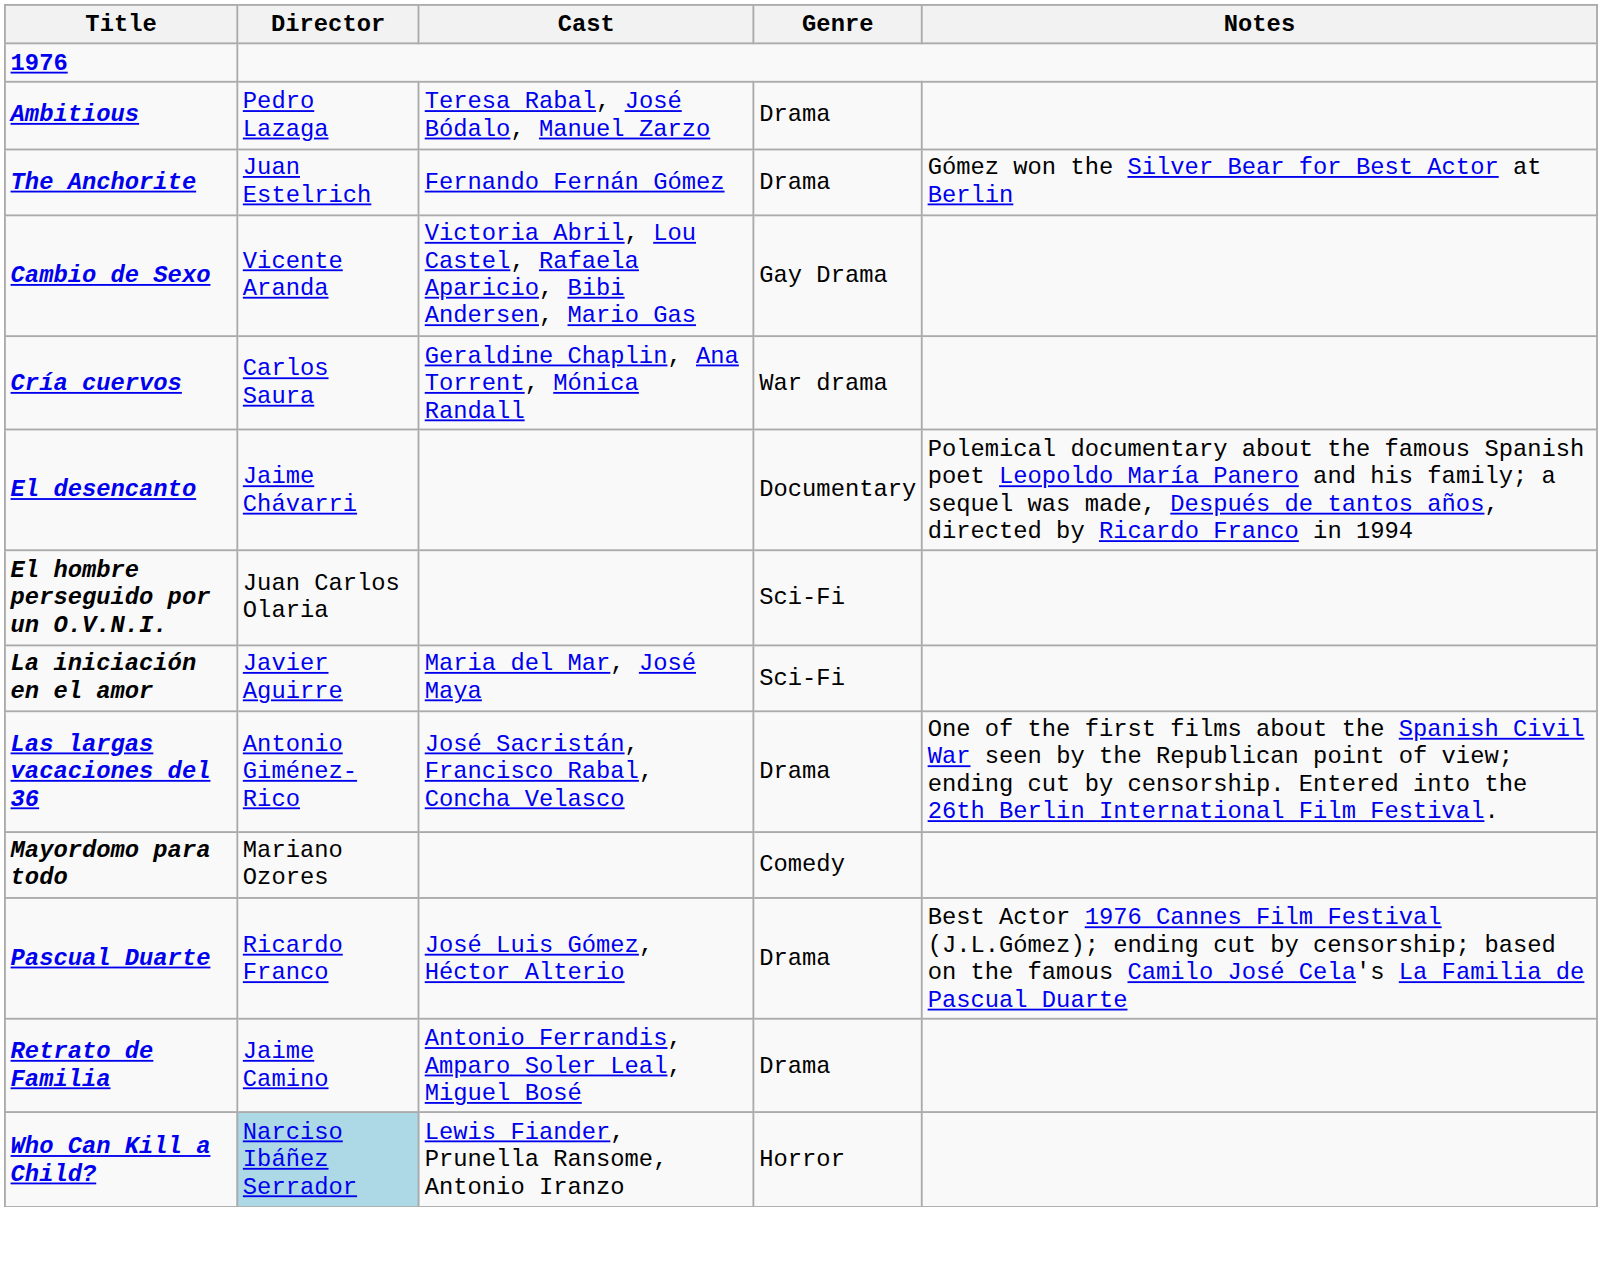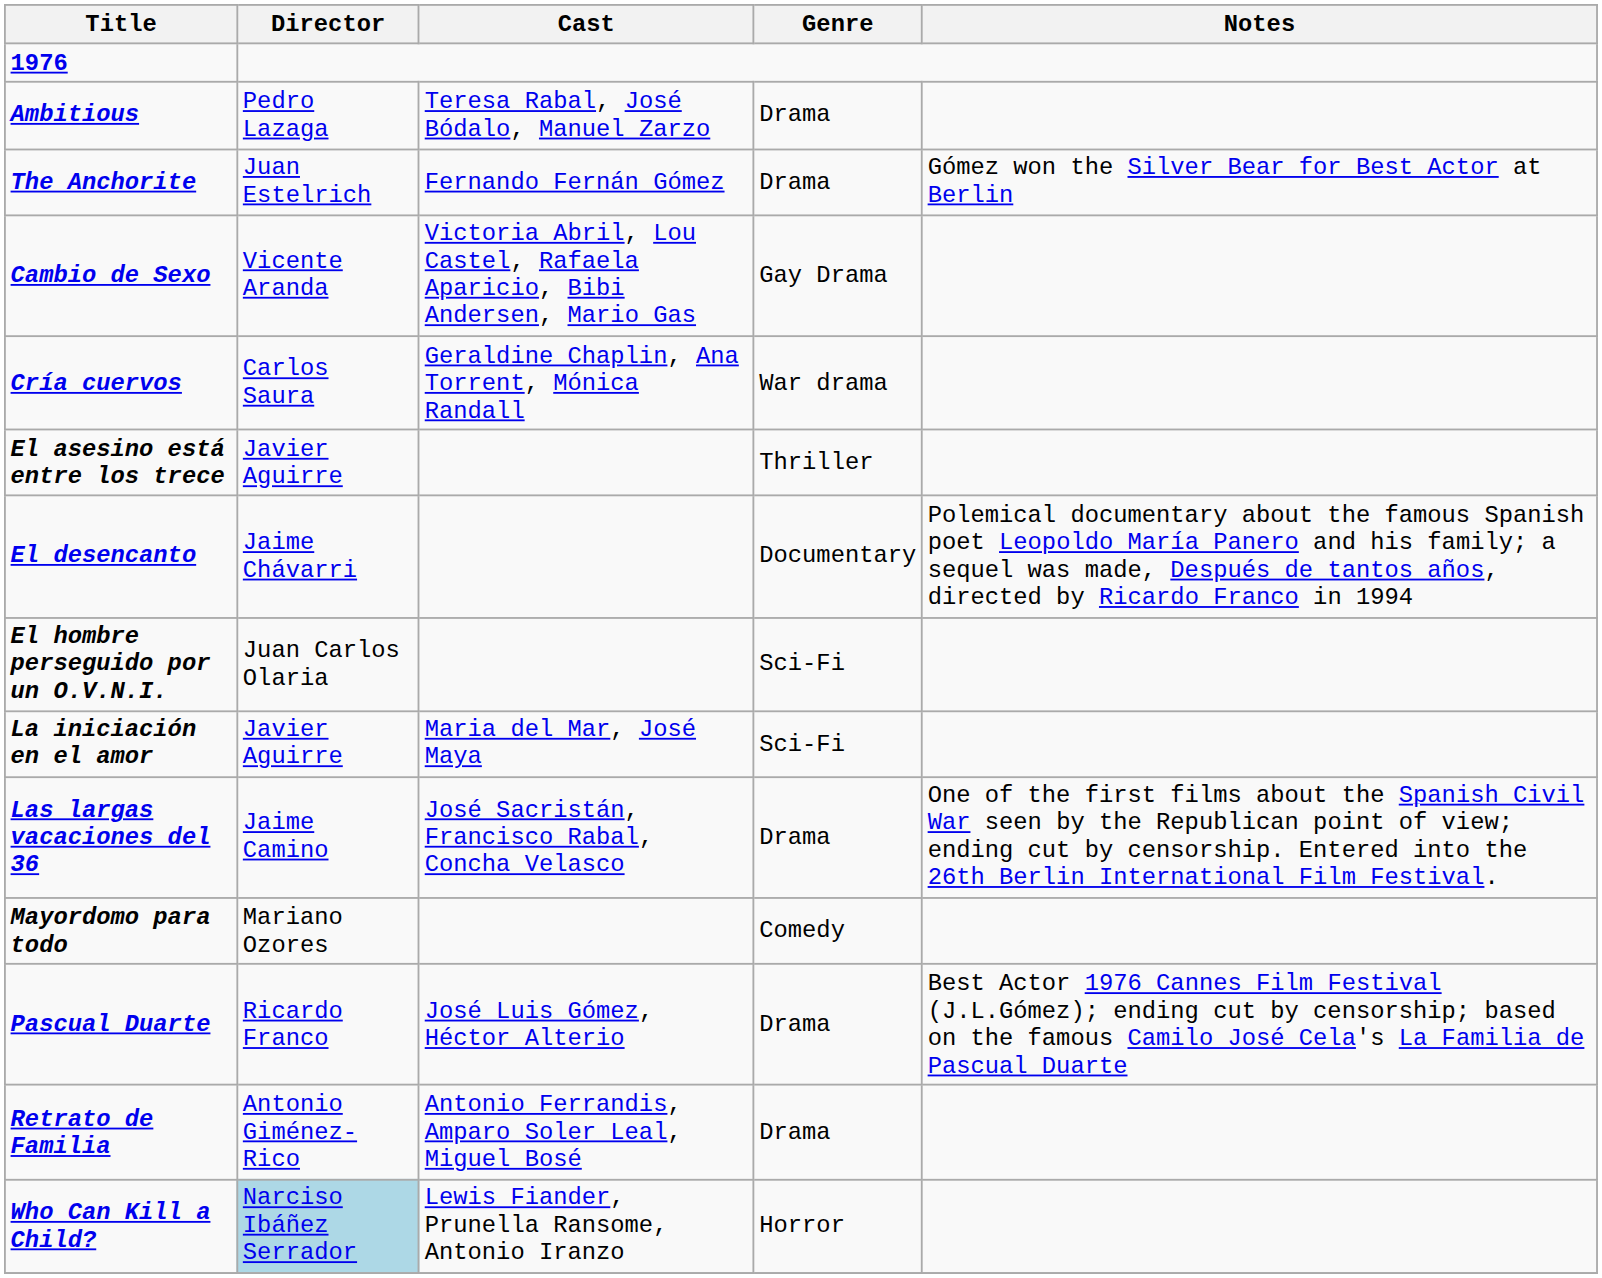+ row: (118, 463)
(300, 771) Antonio Giménez-Rico -> (286, 838) Jaime Camino
(286, 1066) Jaime Camino -> (300, 1132) Antonio Giménez-Rico
